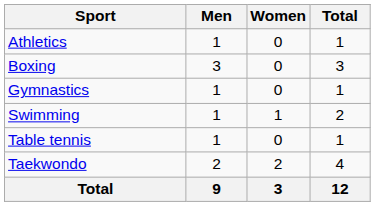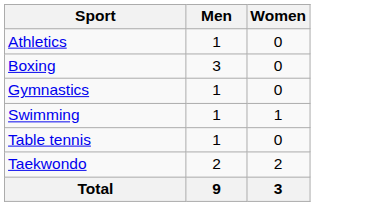- column: (340, 16)
